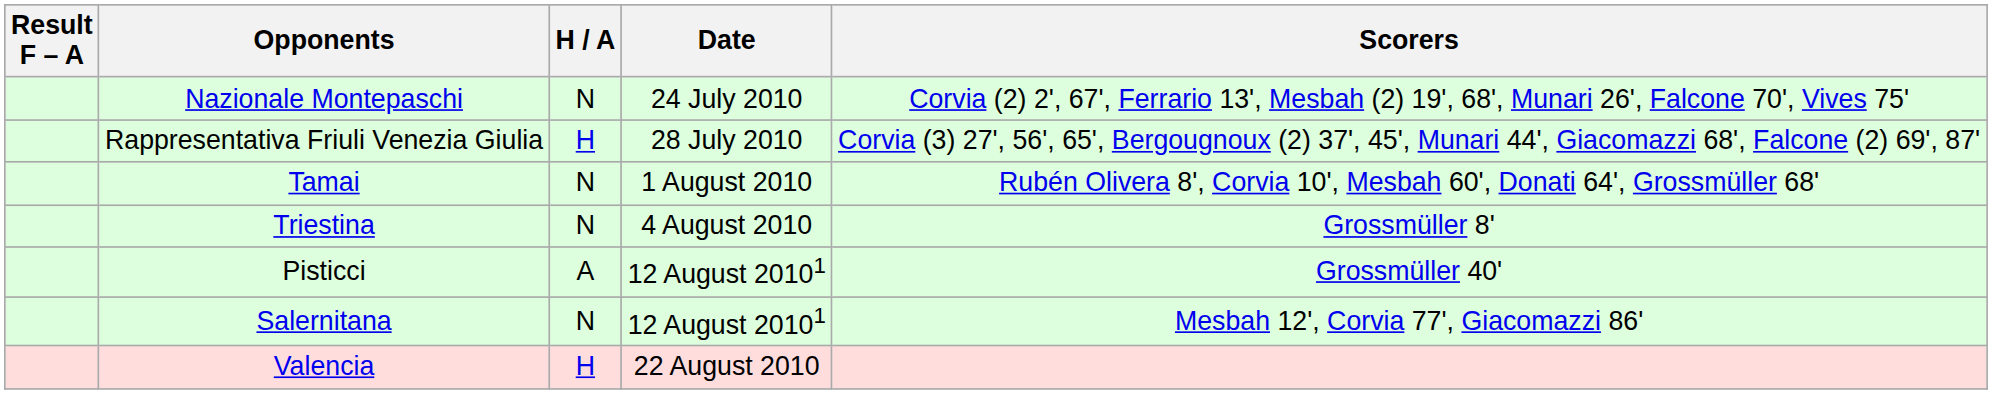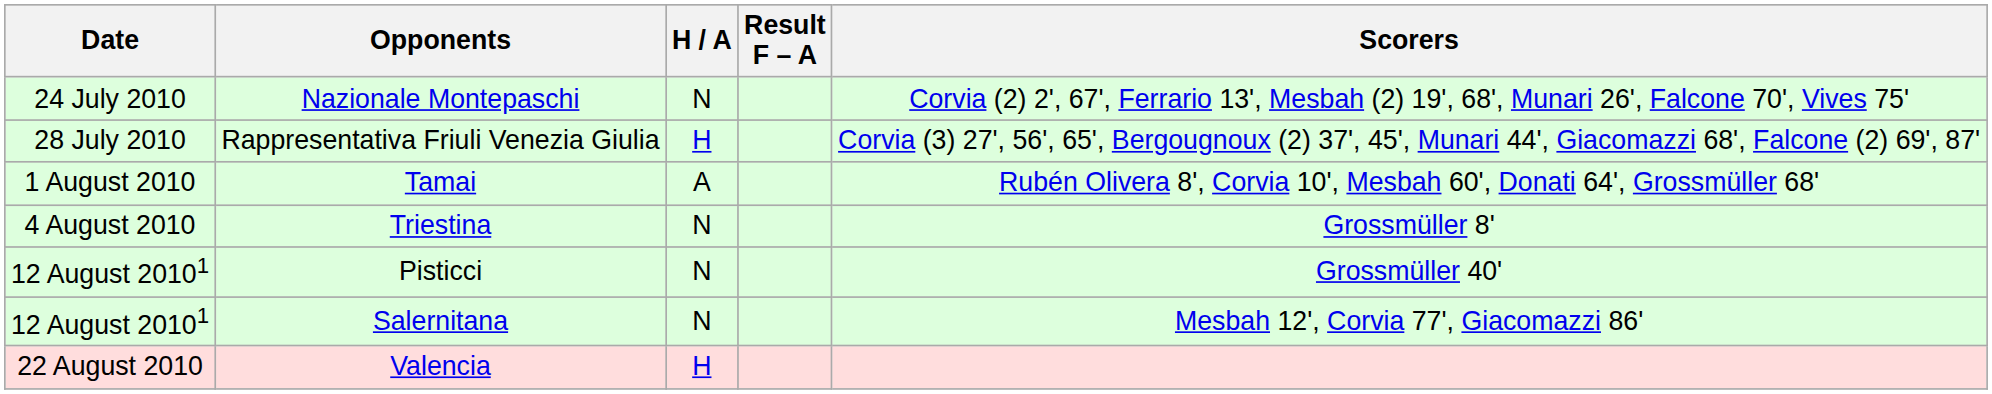columns swapped: (727, 40) <-> (52, 40)
(585, 182) N -> (702, 182) A
(585, 271) A -> (702, 271) N
